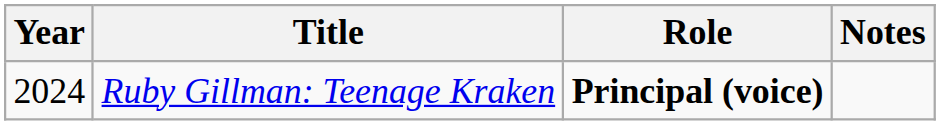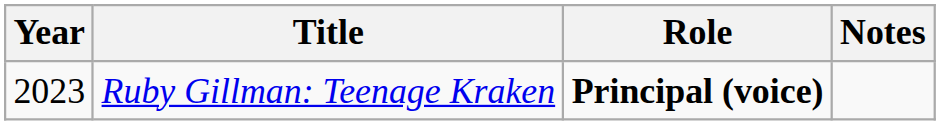(49, 89) 2024 -> (49, 89) 2023
